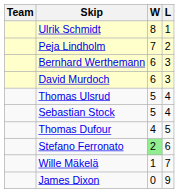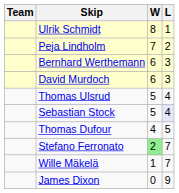(168, 113) no background -> (168, 113) lavender background
(168, 146) 6 -> (168, 146) 7
